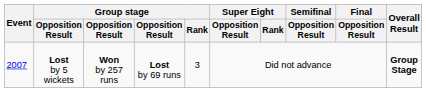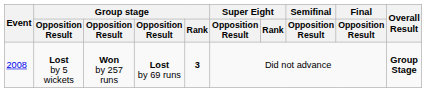(17, 65) 2007 -> (17, 65) 2008
(197, 65) normal -> (197, 65) bold
